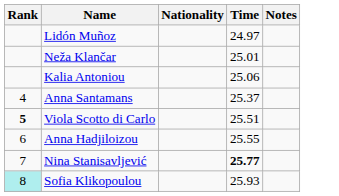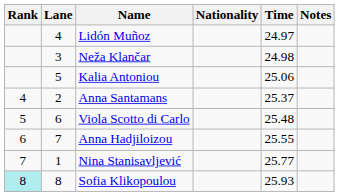+ column: (58, 14)
(245, 56) 25.01 -> (279, 56) 24.98
(23, 118) bold -> (23, 118) normal
(245, 118) 25.51 -> (279, 118) 25.48
(245, 160) bold -> (279, 160) normal
